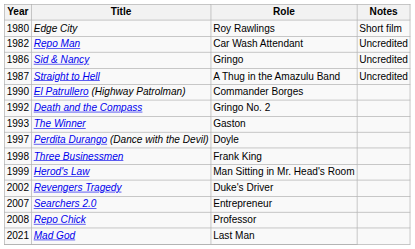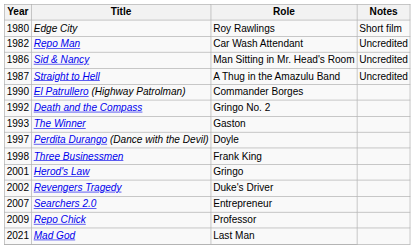(228, 60) Gringo -> (284, 60) Man Sitting in Mr. Head's Room
(18, 172) 1999 -> (18, 172) 2001
(284, 172) Man Sitting in Mr. Head's Room -> (228, 172) Gringo
(18, 220) 2008 -> (18, 220) 2009
